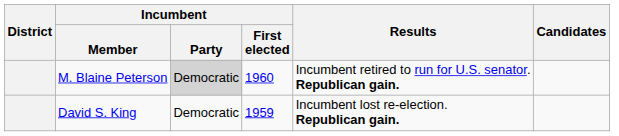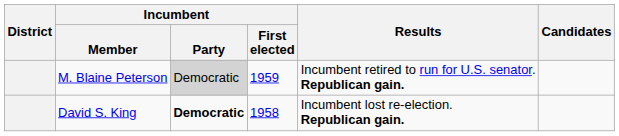(259, 77) 1960 -> (264, 77) 1959
(206, 112) normal -> (209, 112) bold
(259, 112) 1959 -> (264, 112) 1958
